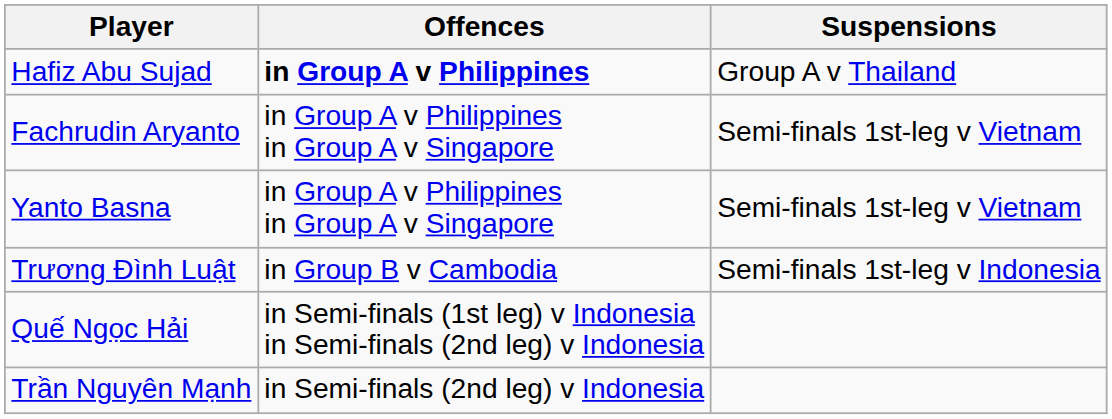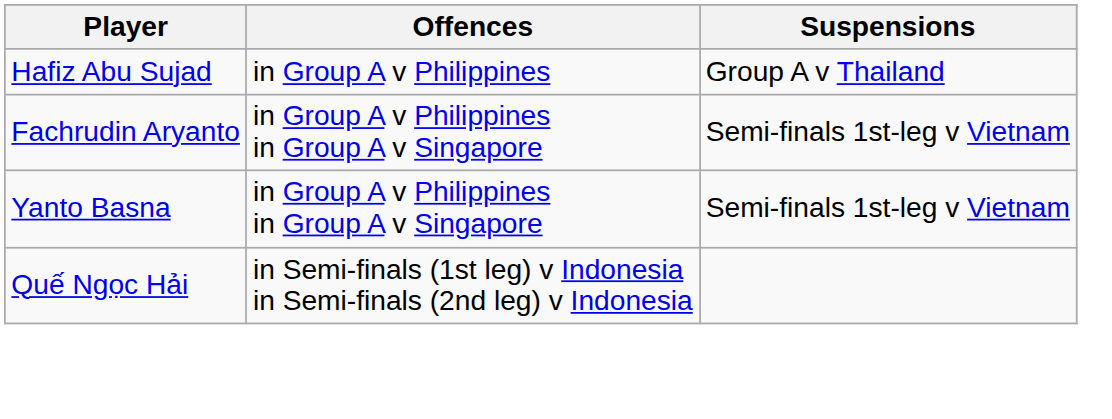(427, 71) bold -> (402, 71) normal
- row: (123, 268)
- row: (131, 389)
